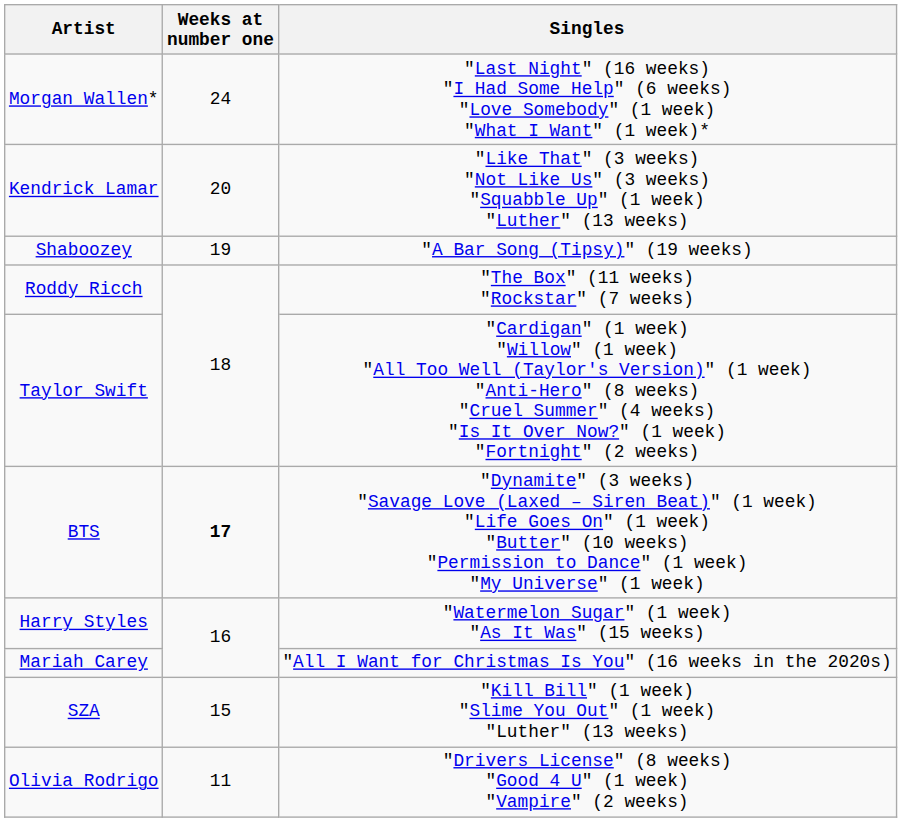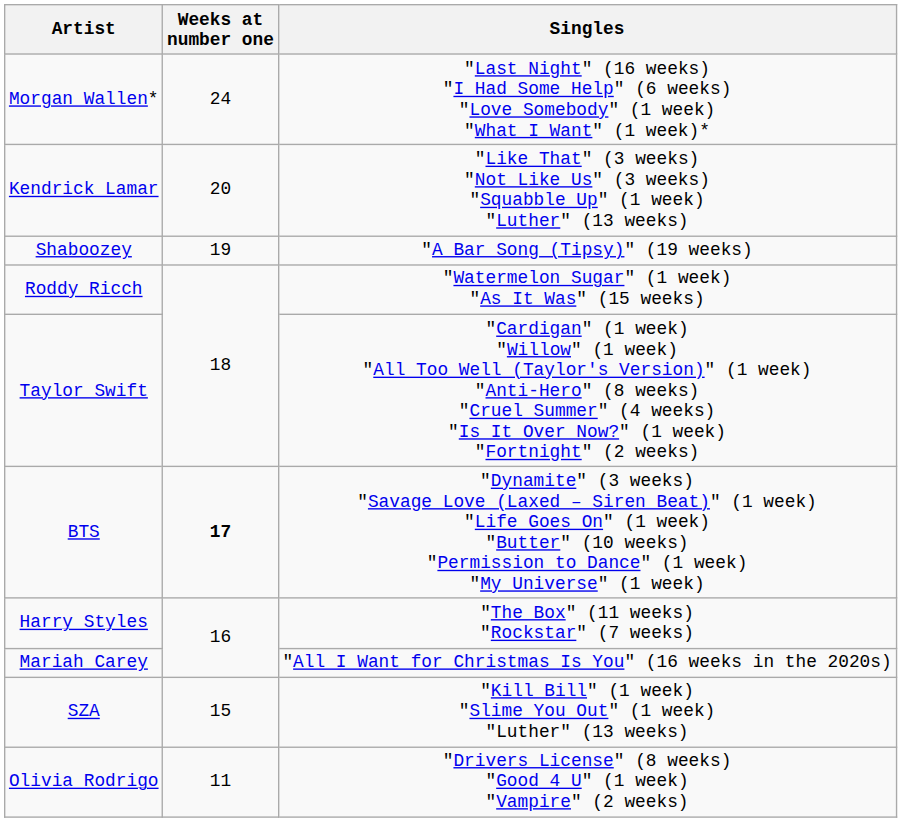(587, 289) "The Box" (11 weeks) "Rockstar" (7 weeks) -> (587, 289) "Watermelon Sugar" (1 week) "As It Was" (15 weeks)
(587, 623) "Watermelon Sugar" (1 week) "As It Was" (15 weeks) -> (587, 623) "The Box" (11 weeks) "Rockstar" (7 weeks)
